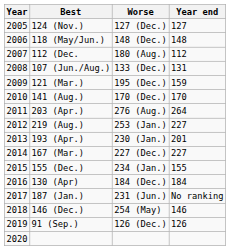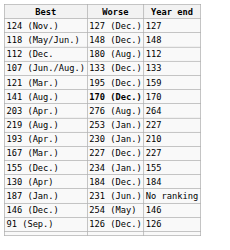- column: (17, 11)
(179, 68) 131 -> (154, 68) 133
(141, 97) normal -> (115, 97) bold
(179, 139) 201 -> (154, 139) 210
